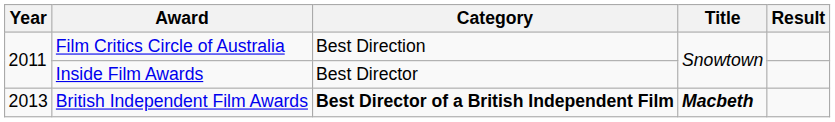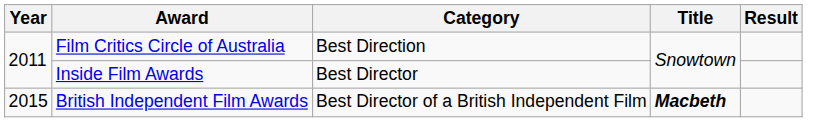(28, 102) 2013 -> (28, 102) 2015
(495, 102) bold -> (481, 102) normal
